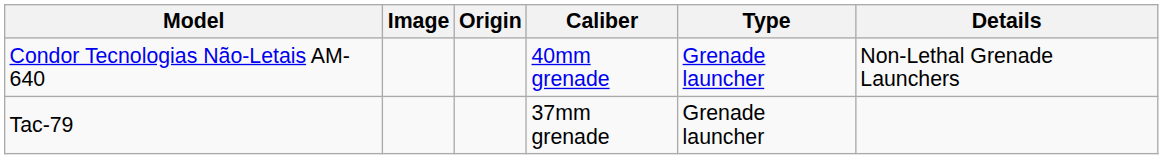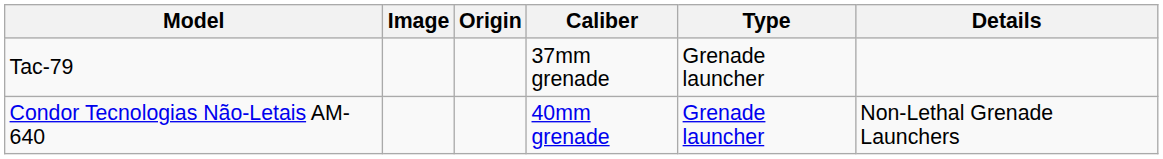rows swapped: (180, 67) <-> (42, 124)
